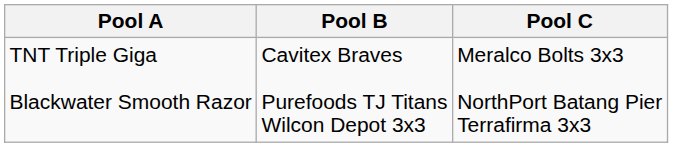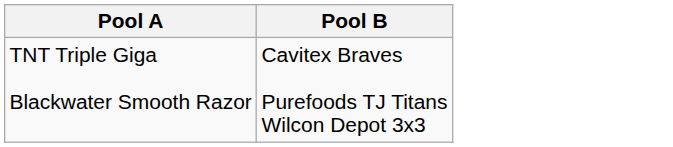- column: (560, 21)
